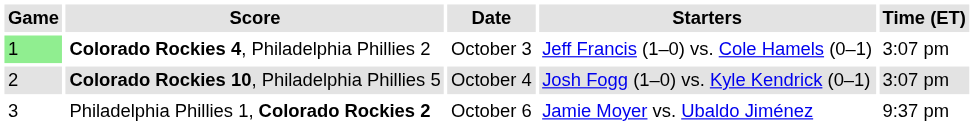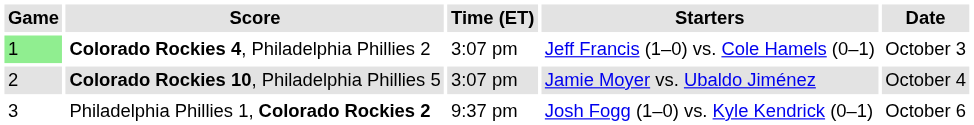columns swapped: (491, 18) <-> (924, 18)
(706, 80) Josh Fogg (1–0) vs. Kyle Kendrick (0–1) -> (680, 80) Jamie Moyer vs. Ubaldo Jiménez
(678, 111) Jamie Moyer vs. Ubaldo Jiménez -> (709, 111) Josh Fogg (1–0) vs. Kyle Kendrick (0–1)
